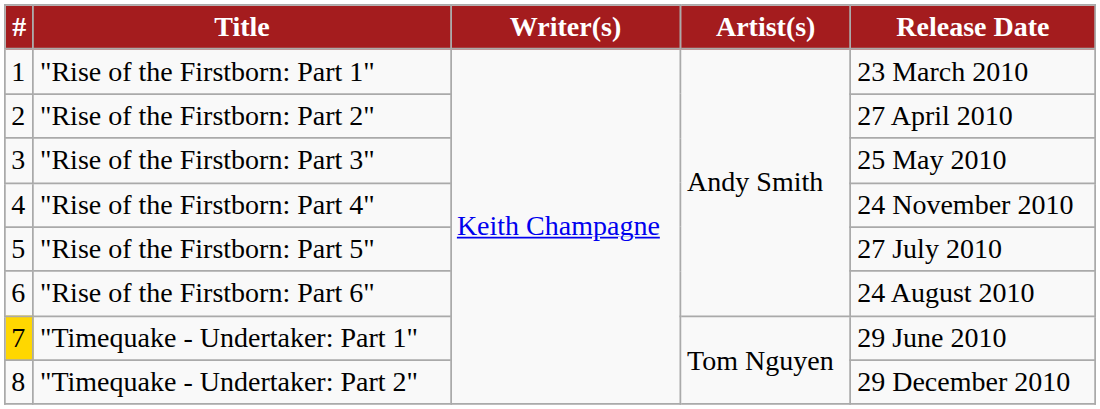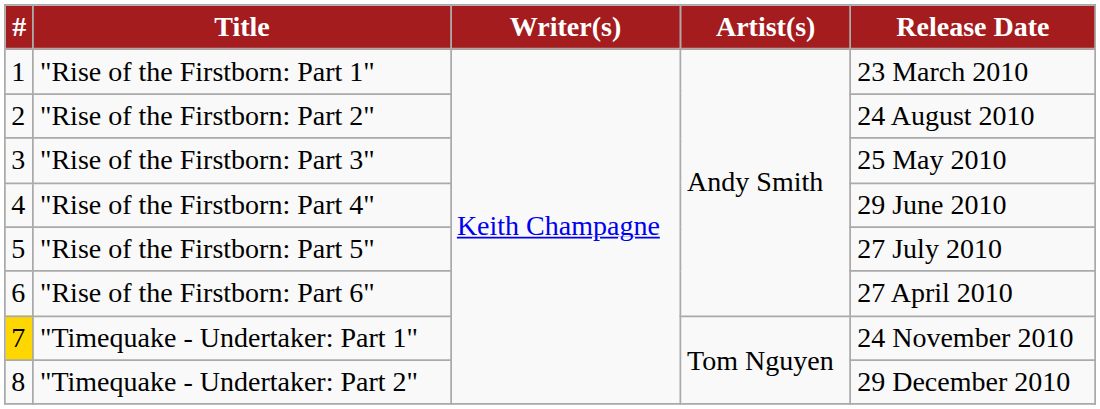(935, 115) 27 April 2010 -> (946, 115) 24 August 2010
(965, 204) 24 November 2010 -> (932, 204) 29 June 2010
(946, 293) 24 August 2010 -> (935, 293) 27 April 2010
(932, 337) 29 June 2010 -> (965, 337) 24 November 2010
